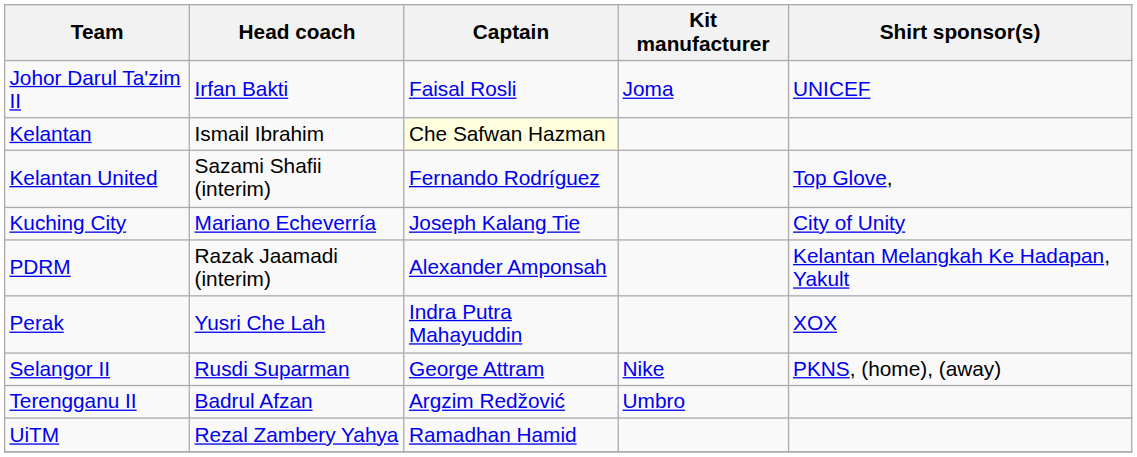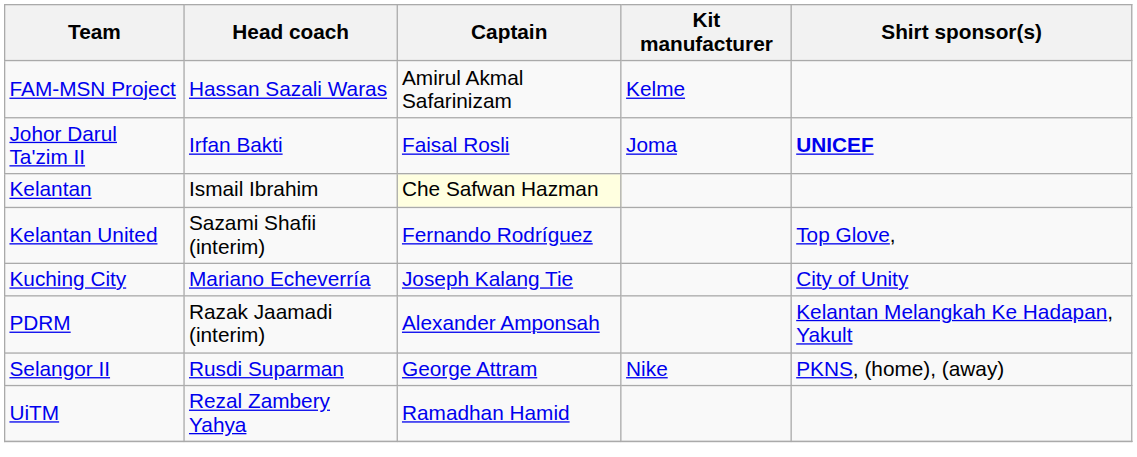+ row: (93, 89)
(832, 89) normal -> (835, 145) bold
- row: (37, 324)
- row: (73, 401)
